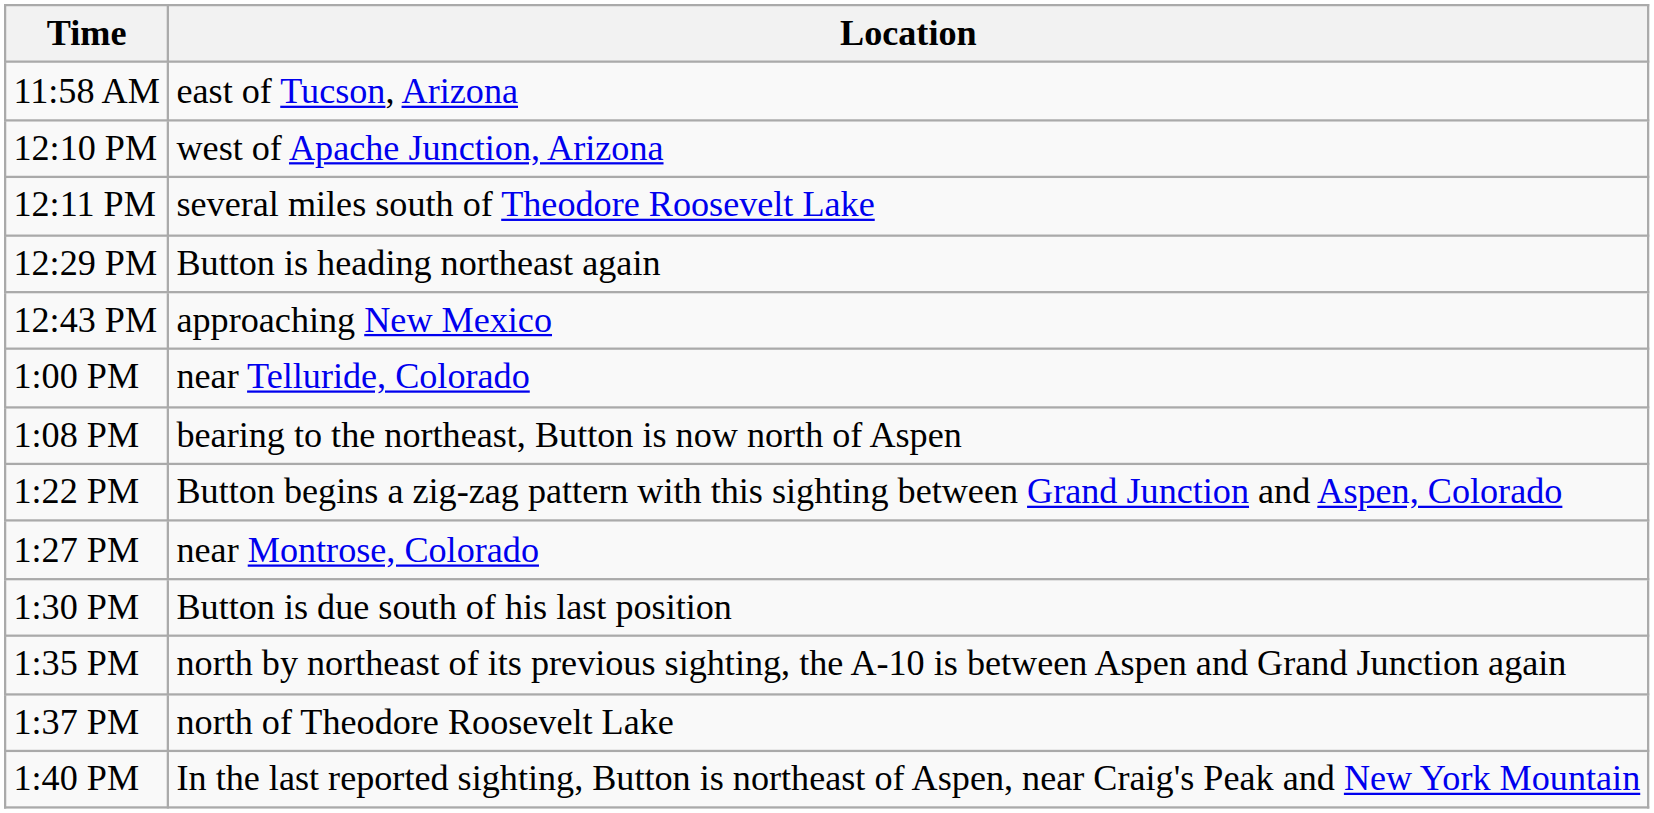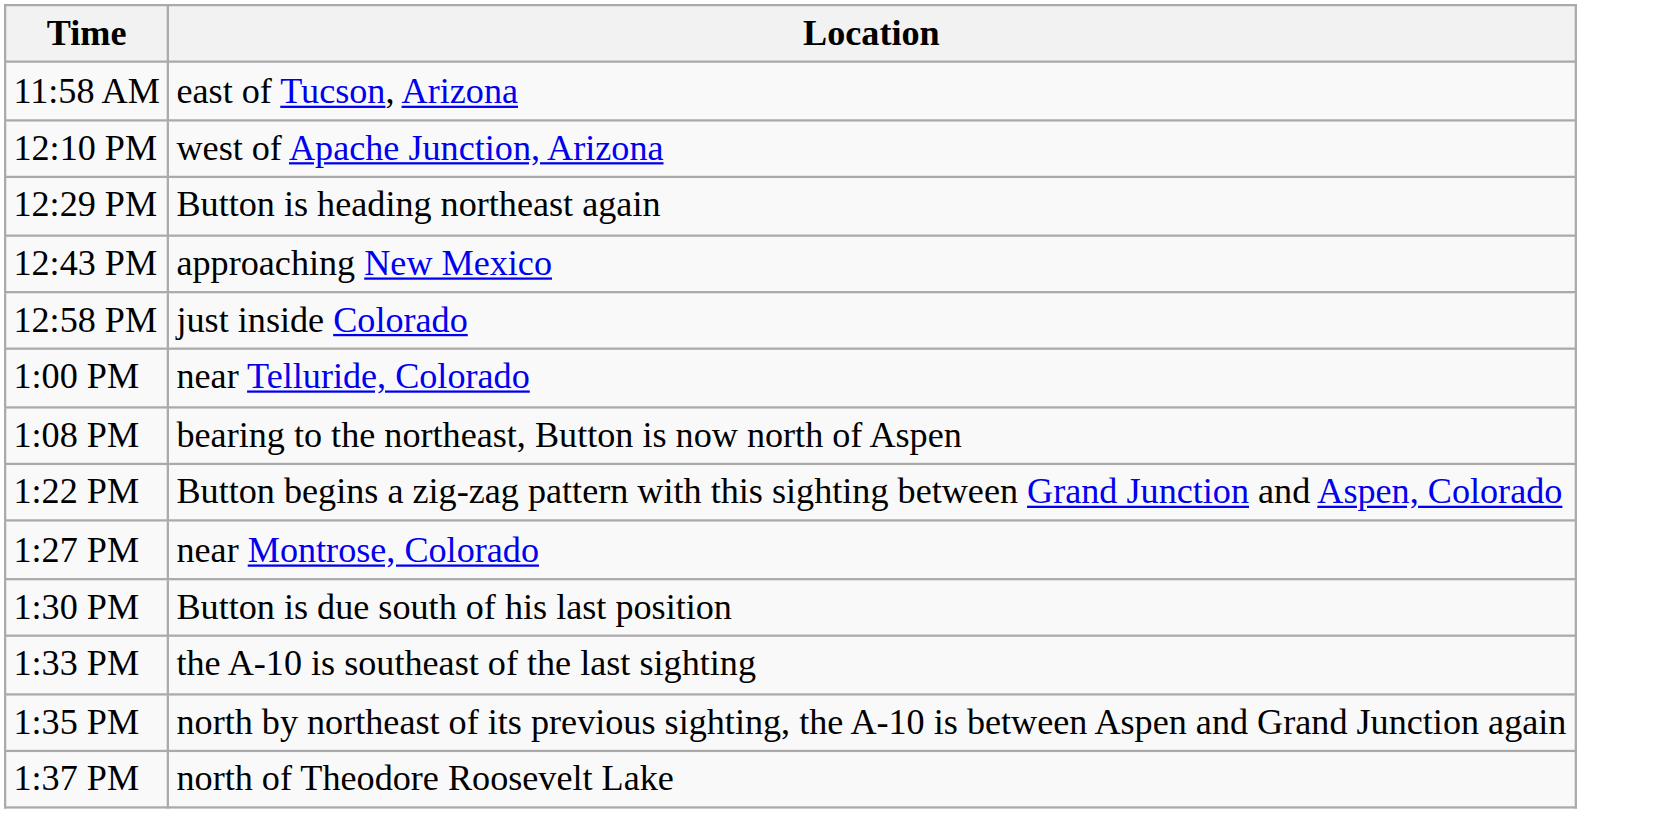- row: (85, 205)
+ row: (85, 319)
+ row: (76, 663)
- row: (76, 778)
